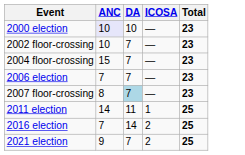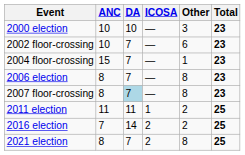+ column: (196, 12)
(104, 28) lavender background -> (104, 28) no background
(101, 77) 7 -> (101, 77) 8
(104, 110) 14 -> (104, 110) 11
(101, 142) 9 -> (101, 142) 8
